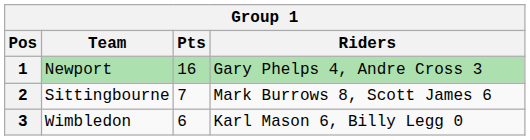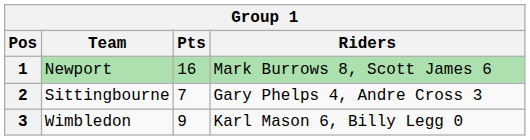(348, 70) Gary Phelps 4, Andre Cross 3 -> (353, 70) Mark Burrows 8, Scott James 6
(353, 96) Mark Burrows 8, Scott James 6 -> (348, 96) Gary Phelps 4, Andre Cross 3
(182, 122) 6 -> (182, 122) 9
